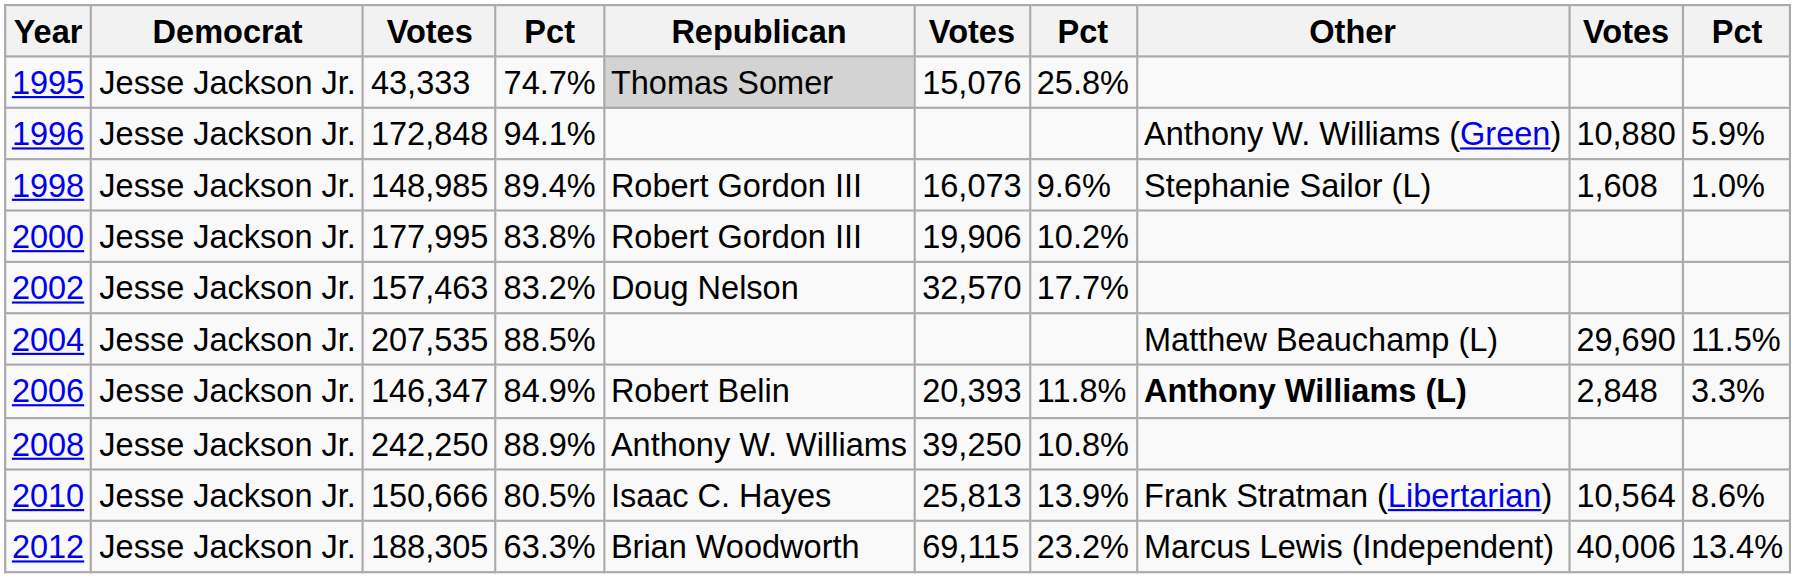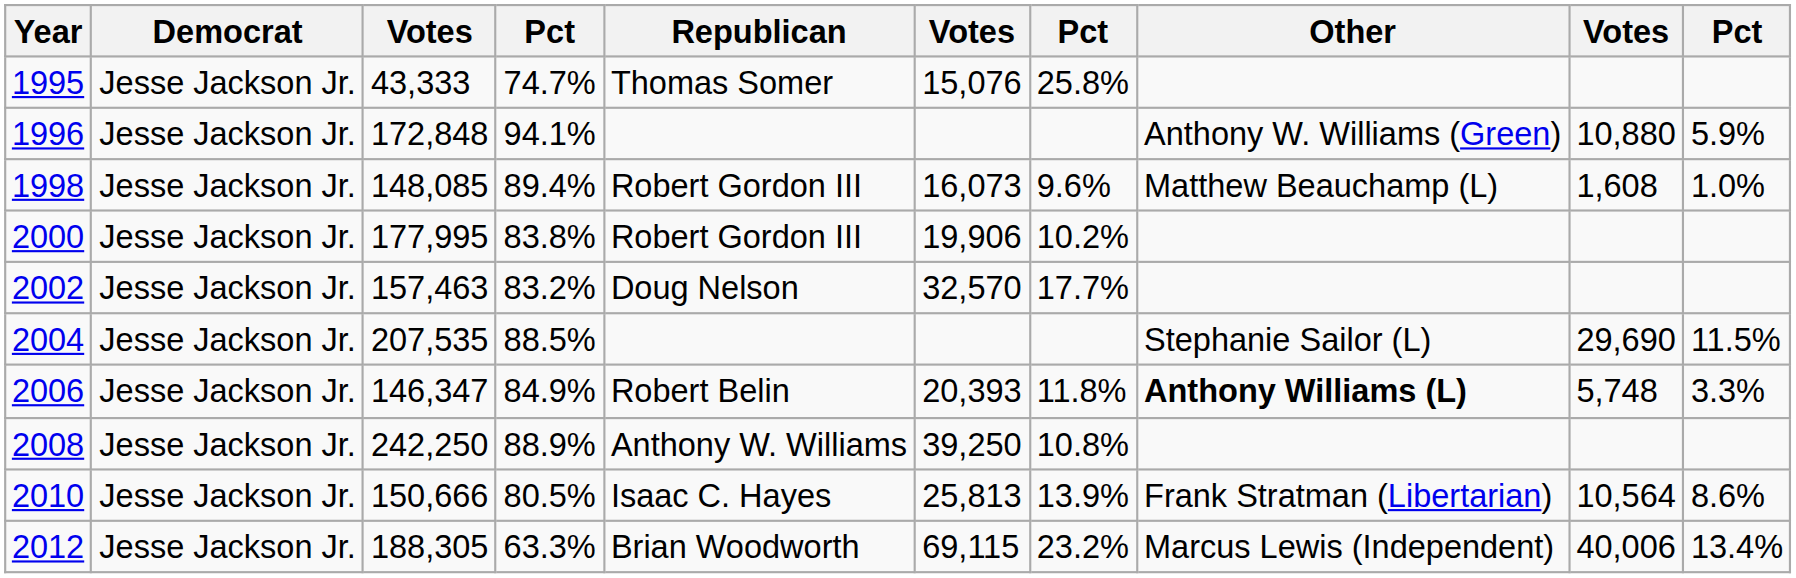(722, 82) lightgrey background -> (722, 82) no background
(430, 185) 148,985 -> (430, 185) 148,085
(1288, 185) Stephanie Sailor (L) -> (1321, 185) Matthew Beauchamp (L)
(1321, 340) Matthew Beauchamp (L) -> (1288, 340) Stephanie Sailor (L)
(1617, 391) 2,848 -> (1617, 391) 5,748
